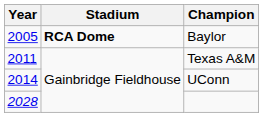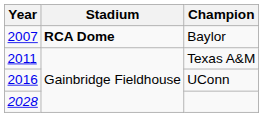(23, 36) 2005 -> (23, 36) 2007
(23, 79) 2014 -> (23, 79) 2016
